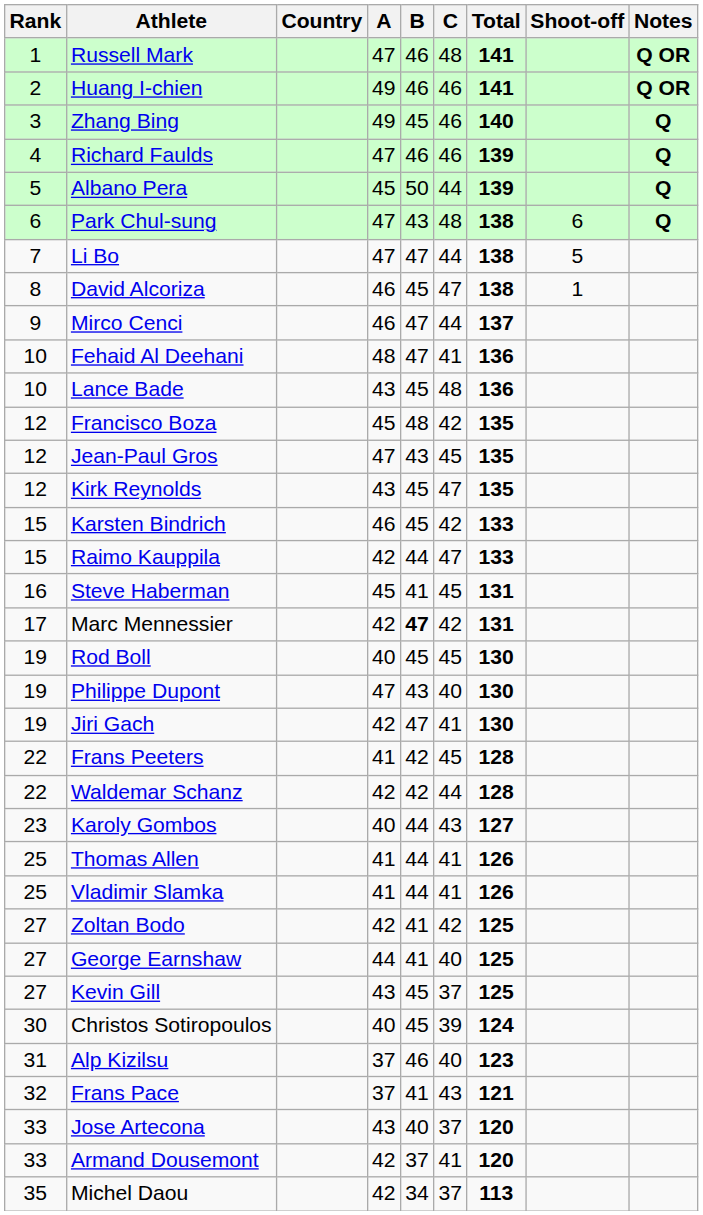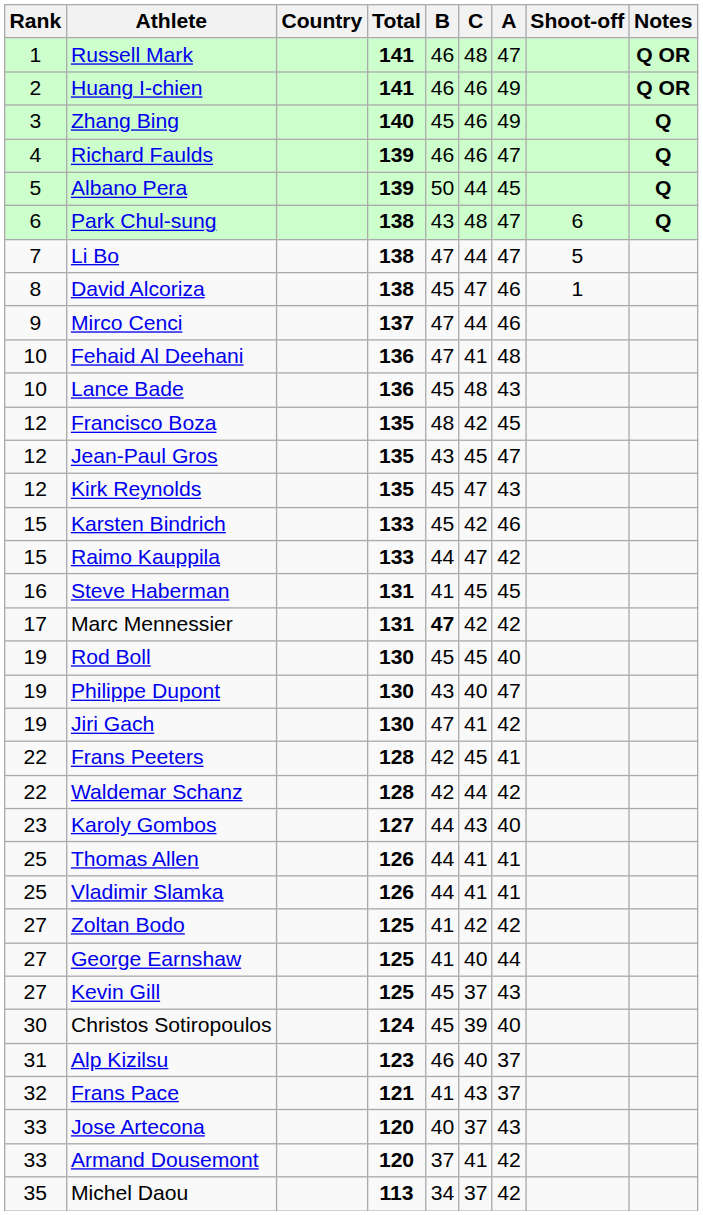columns swapped: (384, 21) <-> (496, 21)
